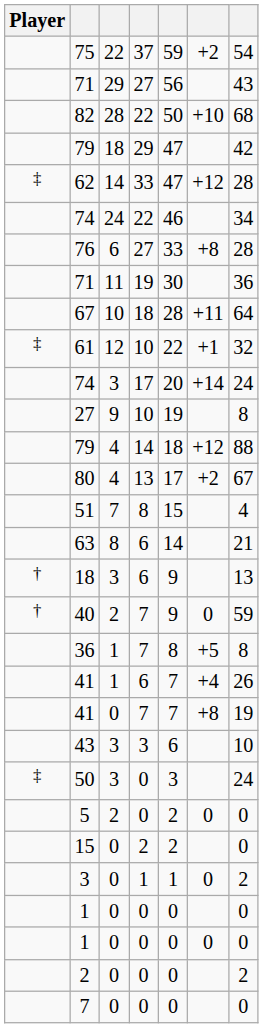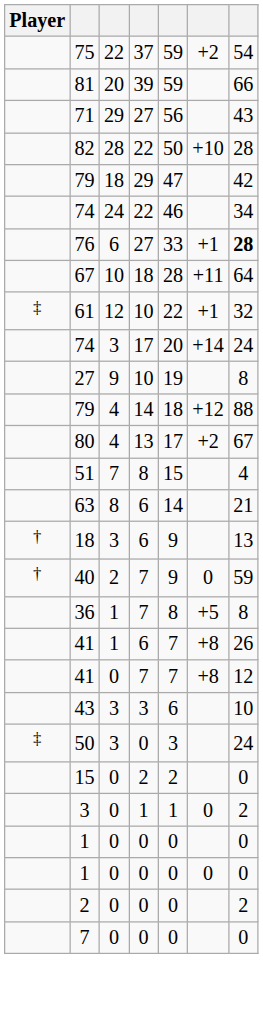+ row: (85, 84)
(243, 116) 68 -> (243, 148) 28
- row: (85, 183)
(208, 249) +8 -> (208, 244) +1
(243, 249) normal -> (243, 244) bold
- row: (85, 281)
(208, 681) +4 -> (208, 644) +8
(243, 713) 19 -> (243, 676) 12
- row: (85, 815)
